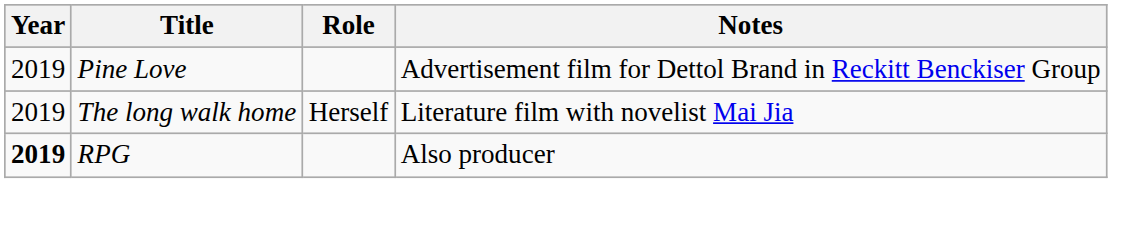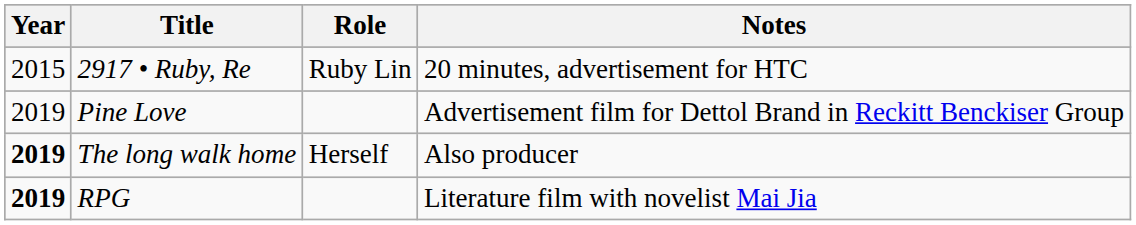+ row: (164, 68)
(38, 111) normal -> (38, 154) bold
(597, 111) Literature film with novelist Mai Jia -> (501, 154) Also producer
(478, 154) Also producer -> (620, 197) Literature film with novelist Mai Jia
